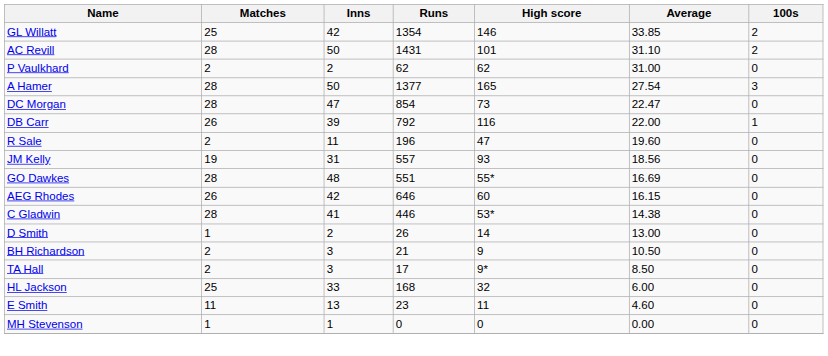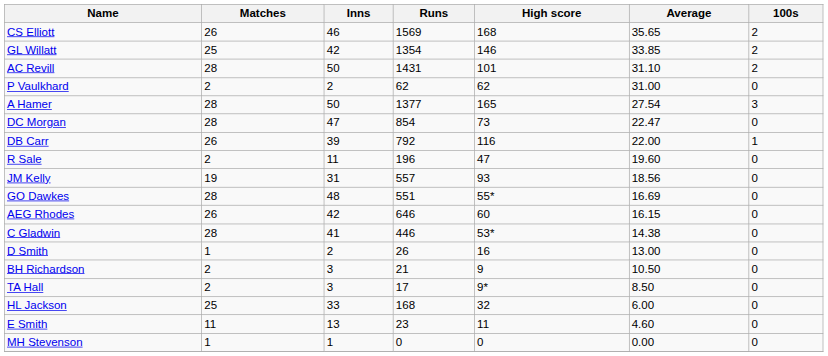+ row: (31, 31)
(484, 232) 14 -> (484, 251) 16
